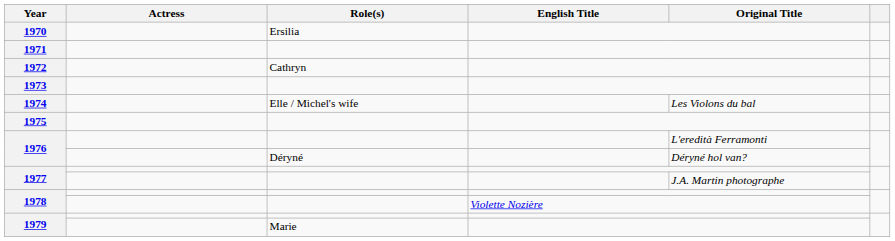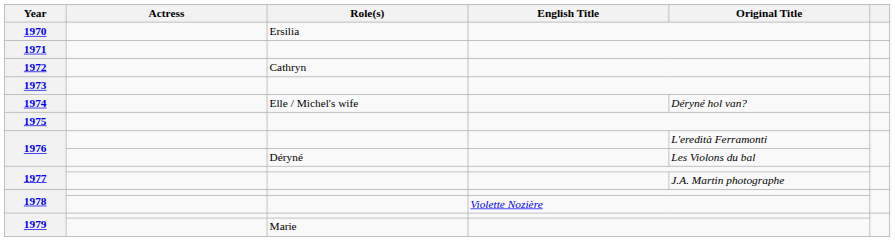(713, 103) Les Violons du bal -> (709, 103) Déryné hol van?
(709, 157) Déryné hol van? -> (713, 157) Les Violons du bal
